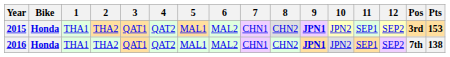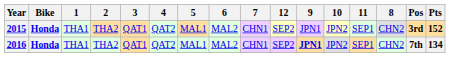columns swapped: (285, 12) <-> (393, 12)
(314, 29) bold -> (310, 29) normal
(435, 29) 153 -> (435, 29) 152
(435, 45) 138 -> (435, 45) 134
